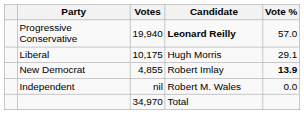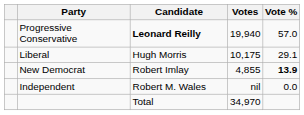columns swapped: (214, 12) <-> (148, 12)
